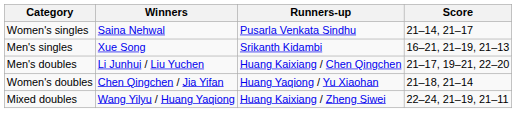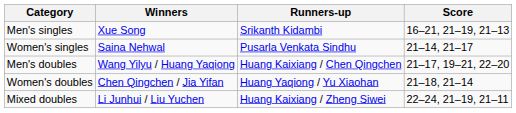rows swapped: (40, 47) <-> (48, 30)
(151, 64) Li Junhui / Liu Yuchen -> (166, 64) Wang Yilyu / Huang Yaqiong
(166, 99) Wang Yilyu / Huang Yaqiong -> (151, 99) Li Junhui / Liu Yuchen
